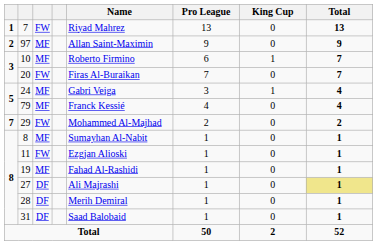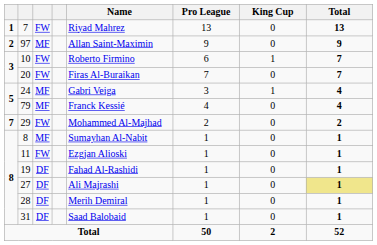(42, 59) MF -> (42, 59) FW
(42, 169) MF -> (42, 169) DF
